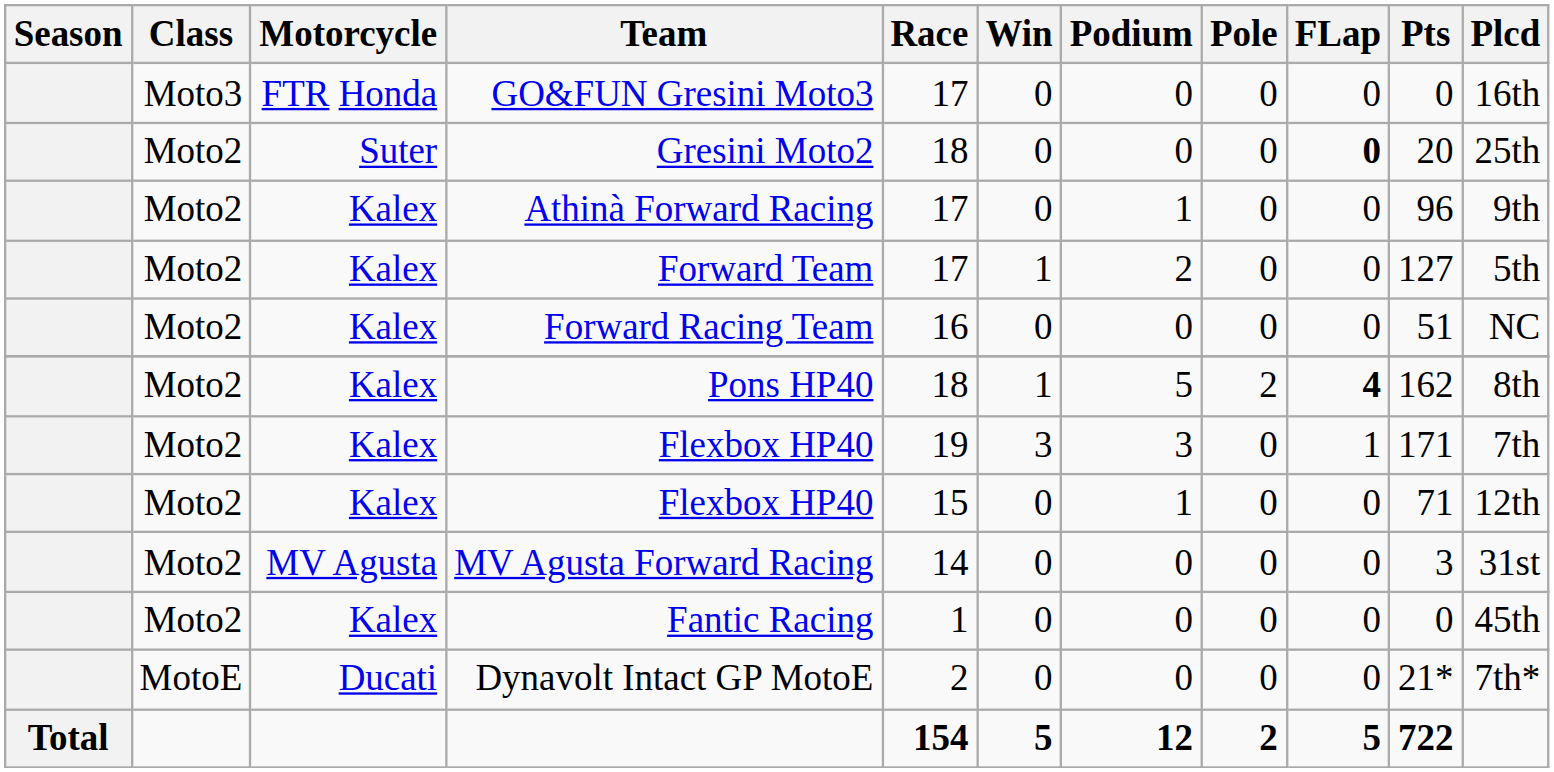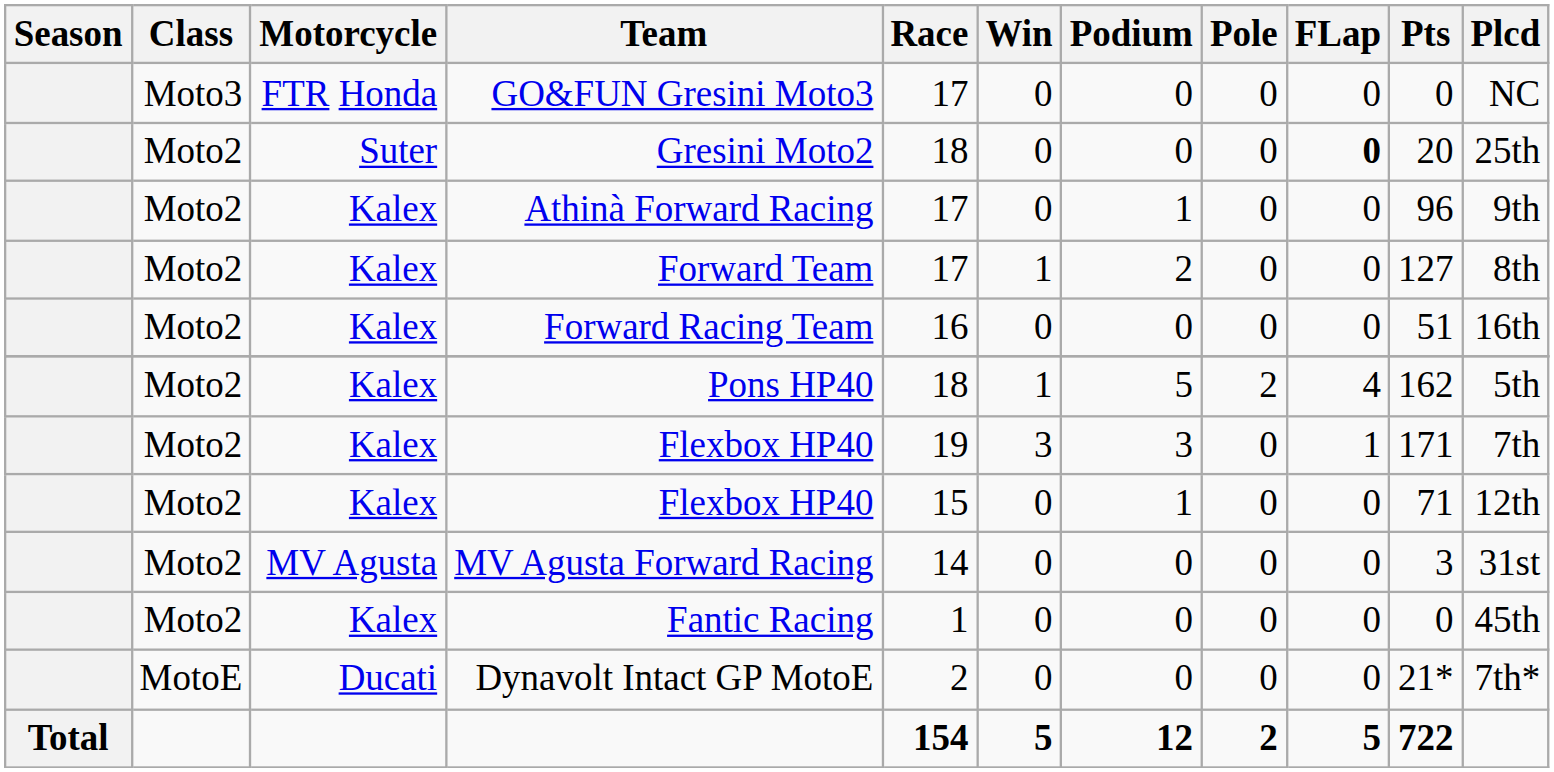(1507, 92) 16th -> (1515, 92) NC
(1517, 268) 5th -> (1517, 268) 8th
(1515, 326) NC -> (1507, 326) 16th
(1372, 385) bold -> (1372, 385) normal
(1517, 385) 8th -> (1517, 385) 5th
